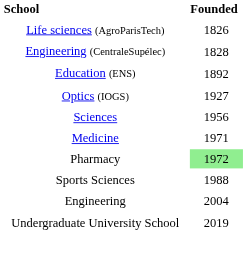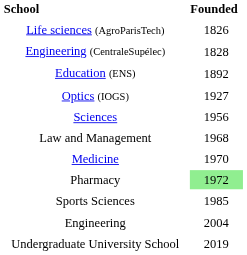+ row: (95, 138)
(216, 138) 1971 -> (216, 159) 1970
(216, 180) 1988 -> (216, 201) 1985
